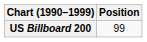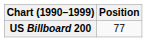(119, 28) 99 -> (119, 28) 77
